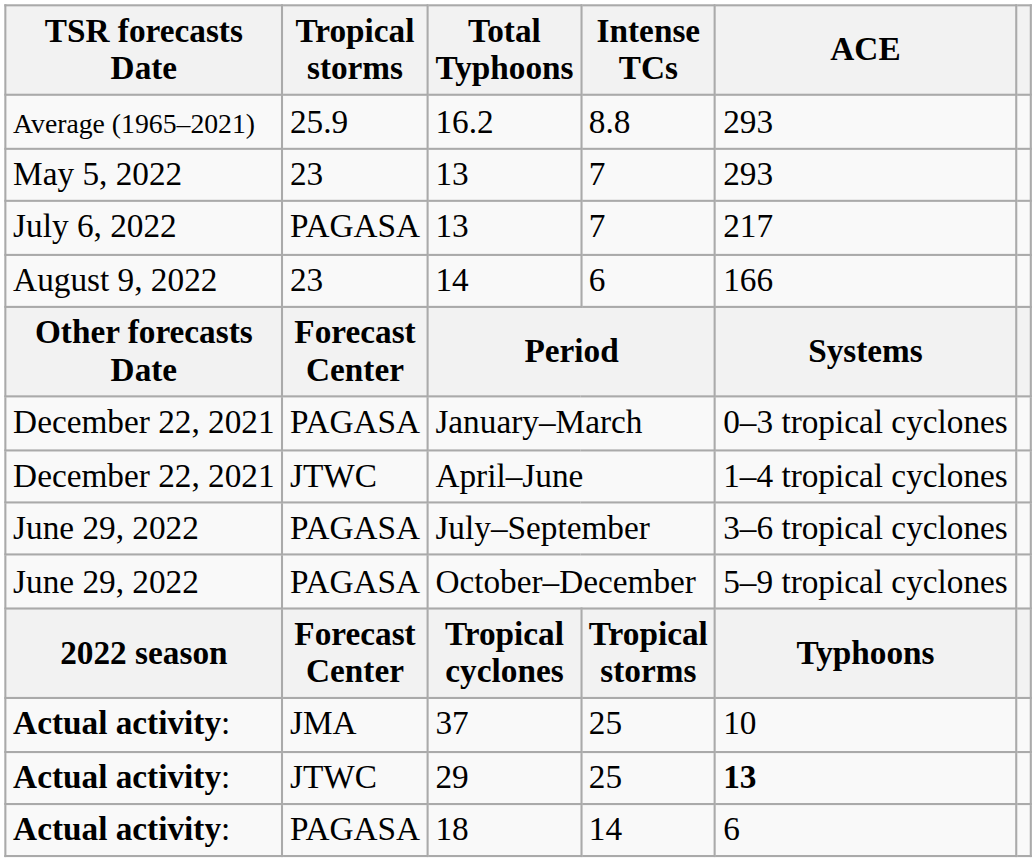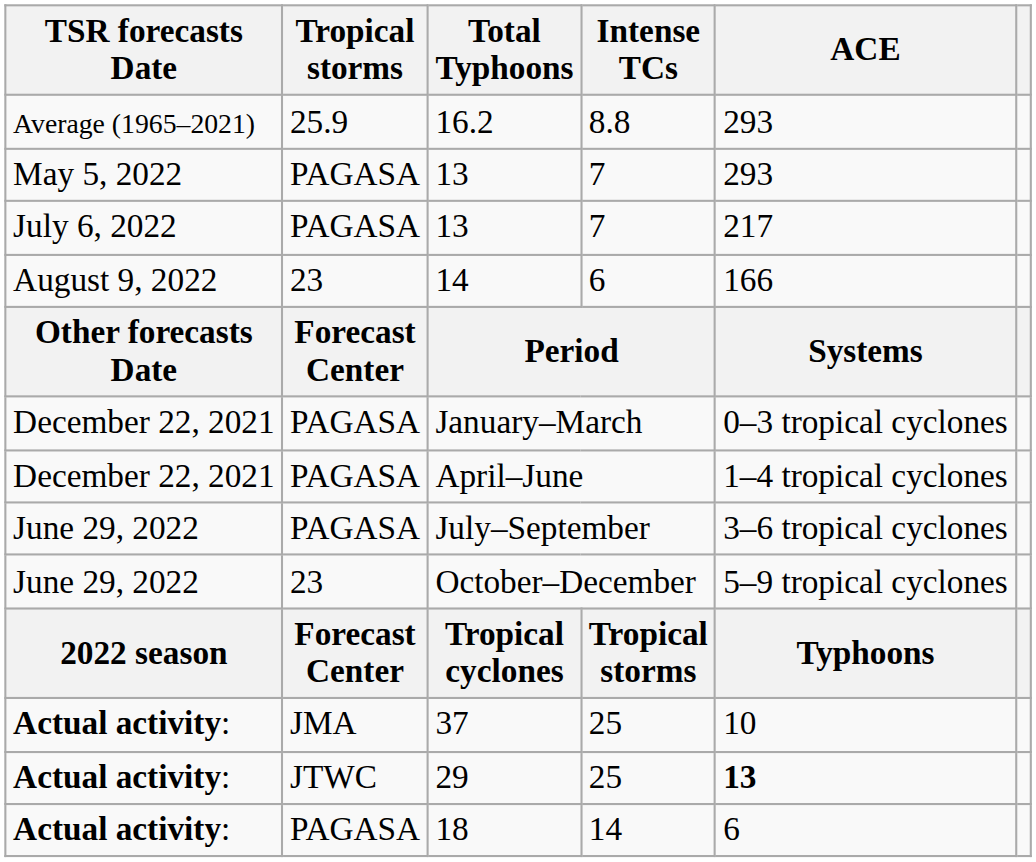(307, 174) 23 -> (355, 174) PAGASA
(333, 475) JTWC -> (355, 475) PAGASA
(355, 581) PAGASA -> (307, 581) 23
